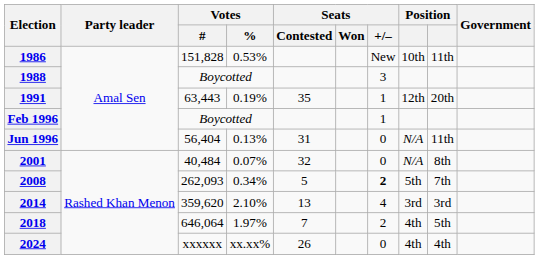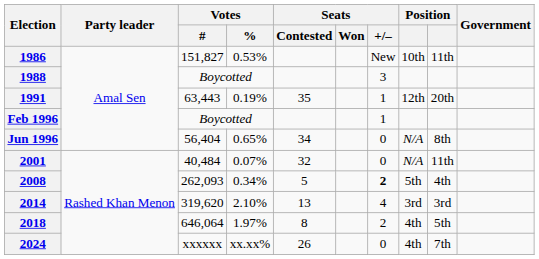(202, 56) 151,828 -> (202, 56) 151,827
(250, 139) 0.13% -> (250, 139) 0.65%
(304, 139) 31 -> (304, 139) 34
(443, 139) 11th -> (443, 139) 8th
(443, 160) 8th -> (443, 160) 11th
(443, 181) 7th -> (443, 181) 4th
(202, 202) 359,620 -> (202, 202) 319,620
(304, 222) 7 -> (304, 222) 8
(443, 243) 4th -> (443, 243) 7th
